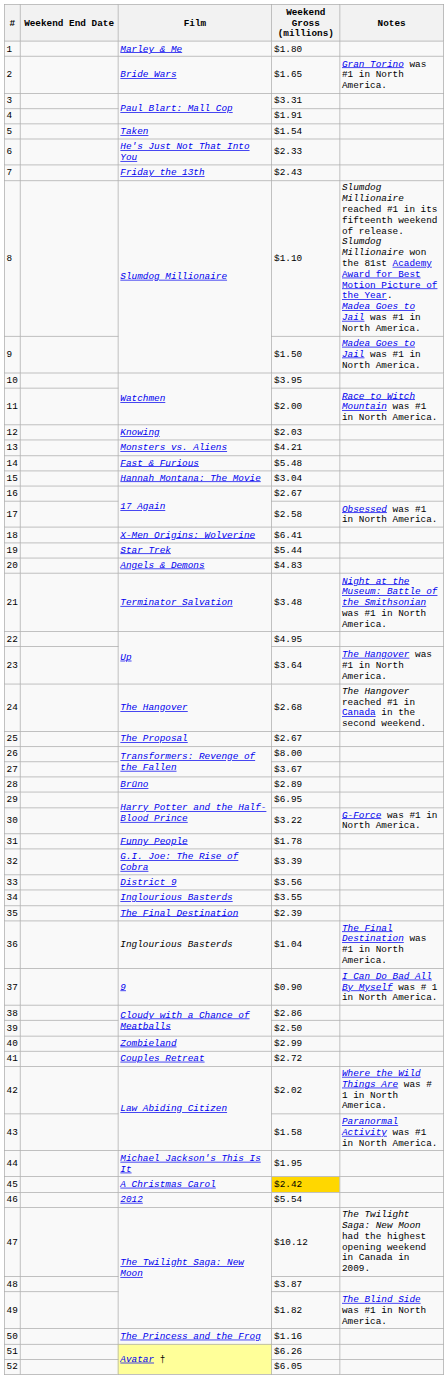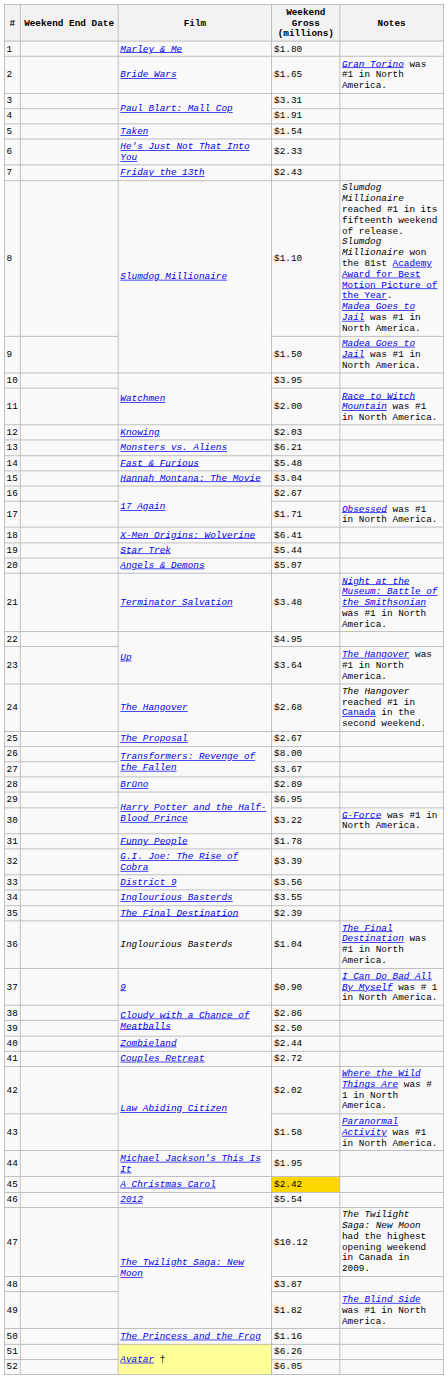(288, 448) $4.21 -> (288, 448) $6.21
(288, 514) $2.58 -> (288, 514) $1.71
(288, 565) $4.83 -> (288, 565) $5.07
(288, 1043) $2.99 -> (288, 1043) $2.44
